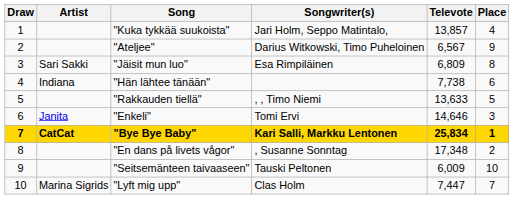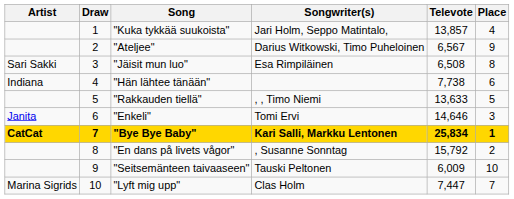columns swapped: (21, 13) <-> (74, 13)
(451, 64) 6,809 -> (451, 64) 6,508
(451, 151) 17,348 -> (451, 151) 15,792
